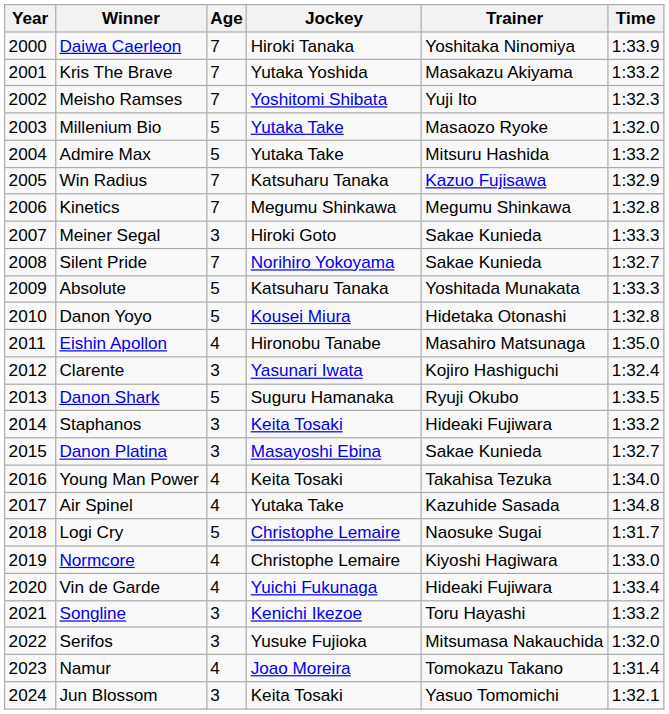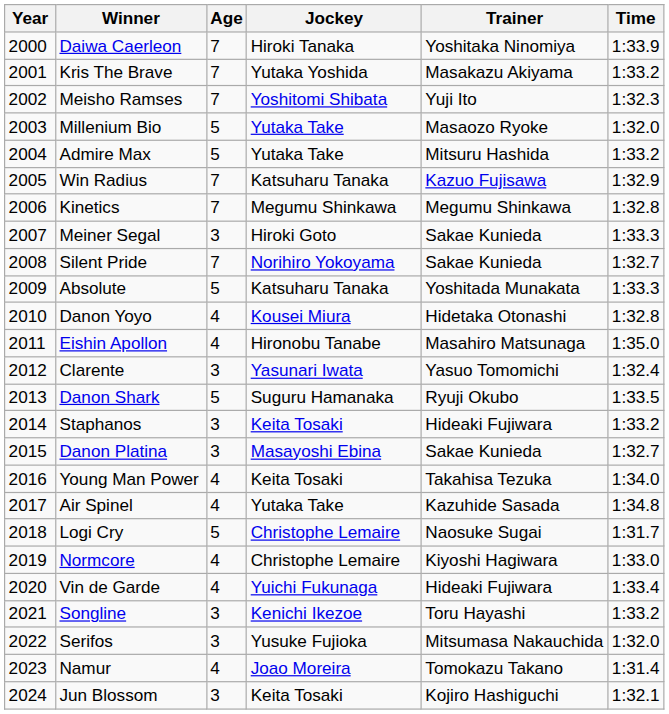(215, 316) 5 -> (215, 316) 4
(492, 370) Kojiro Hashiguchi -> (492, 370) Yasuo Tomomichi
(492, 695) Yasuo Tomomichi -> (492, 695) Kojiro Hashiguchi
